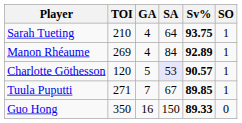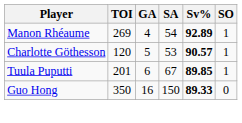- row: (41, 33)
(171, 52) 84 -> (171, 33) 54
(171, 71) lavender background -> (171, 52) no background
(122, 90) 271 -> (122, 71) 201
(147, 90) 7 -> (147, 71) 6
